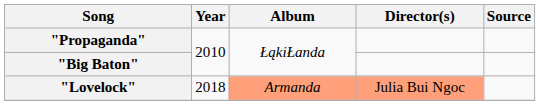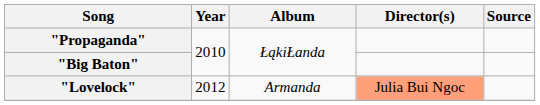(210, 87) 2018 -> (210, 87) 2012
(293, 87) lightsalmon background -> (293, 87) no background
